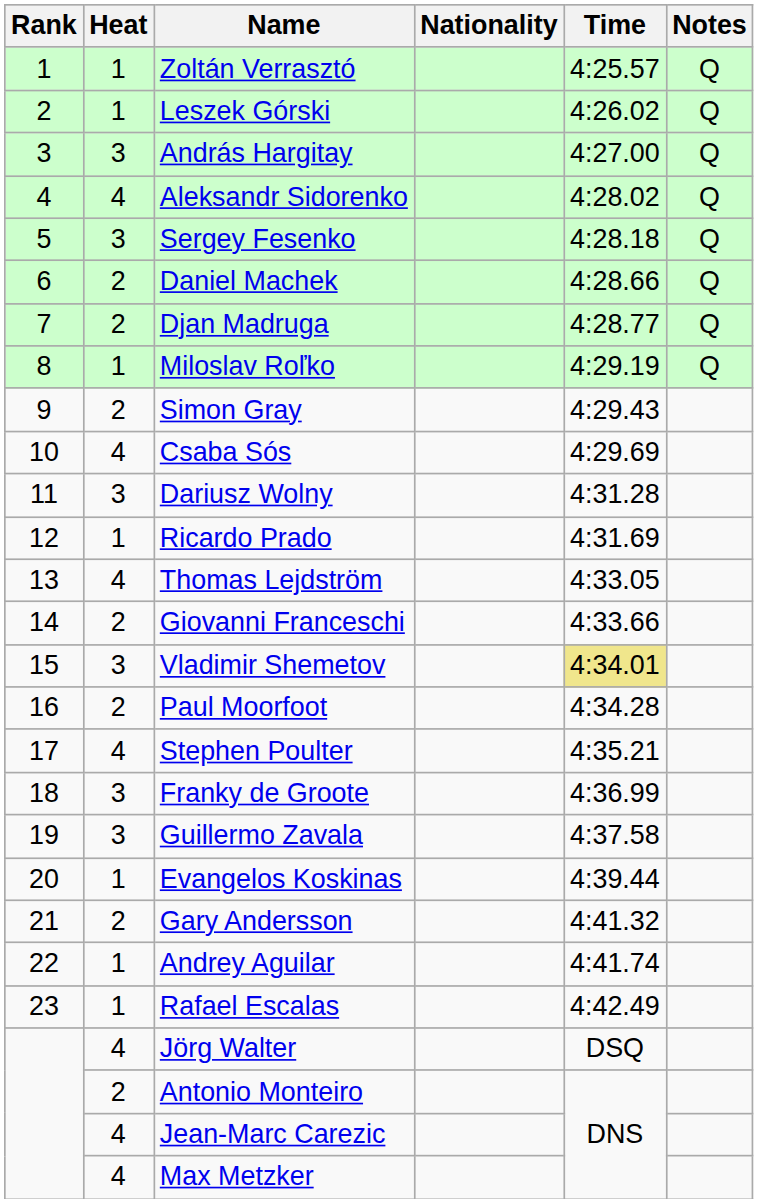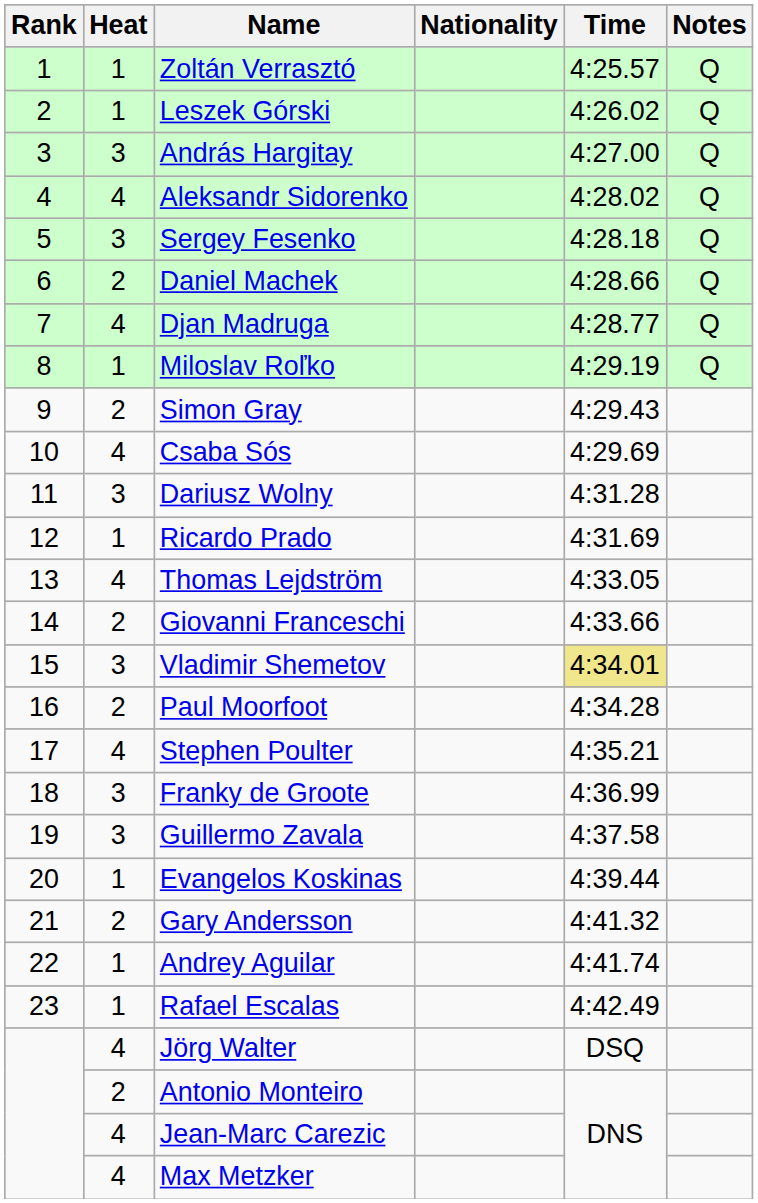(118, 324) 2 -> (118, 324) 4
